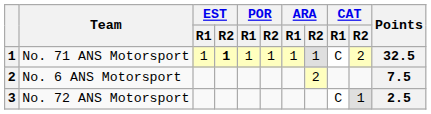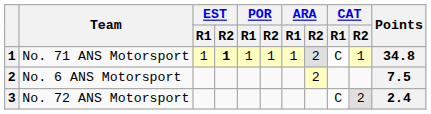(316, 57) 1 -> (316, 57) 2
(361, 57) 2 -> (361, 57) 1
(399, 57) 32.5 -> (399, 57) 34.8
(361, 99) 1 -> (361, 99) 2
(399, 99) 2.5 -> (399, 99) 2.4
